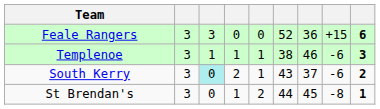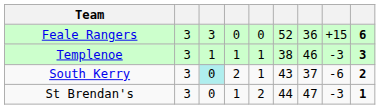(336, 54) -6 -> (336, 54) -3
(310, 94) 45 -> (310, 94) 47
(336, 94) -8 -> (336, 94) -3
